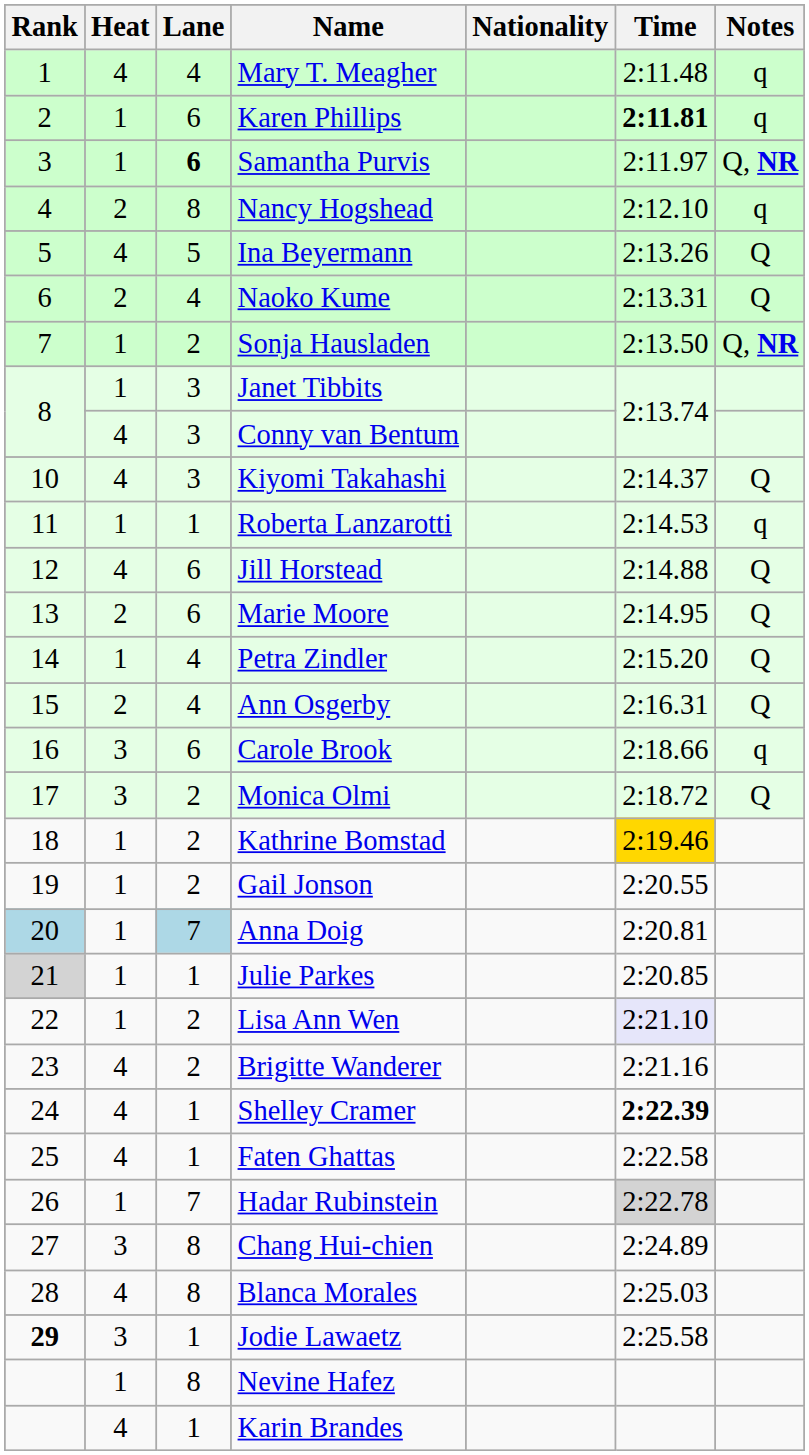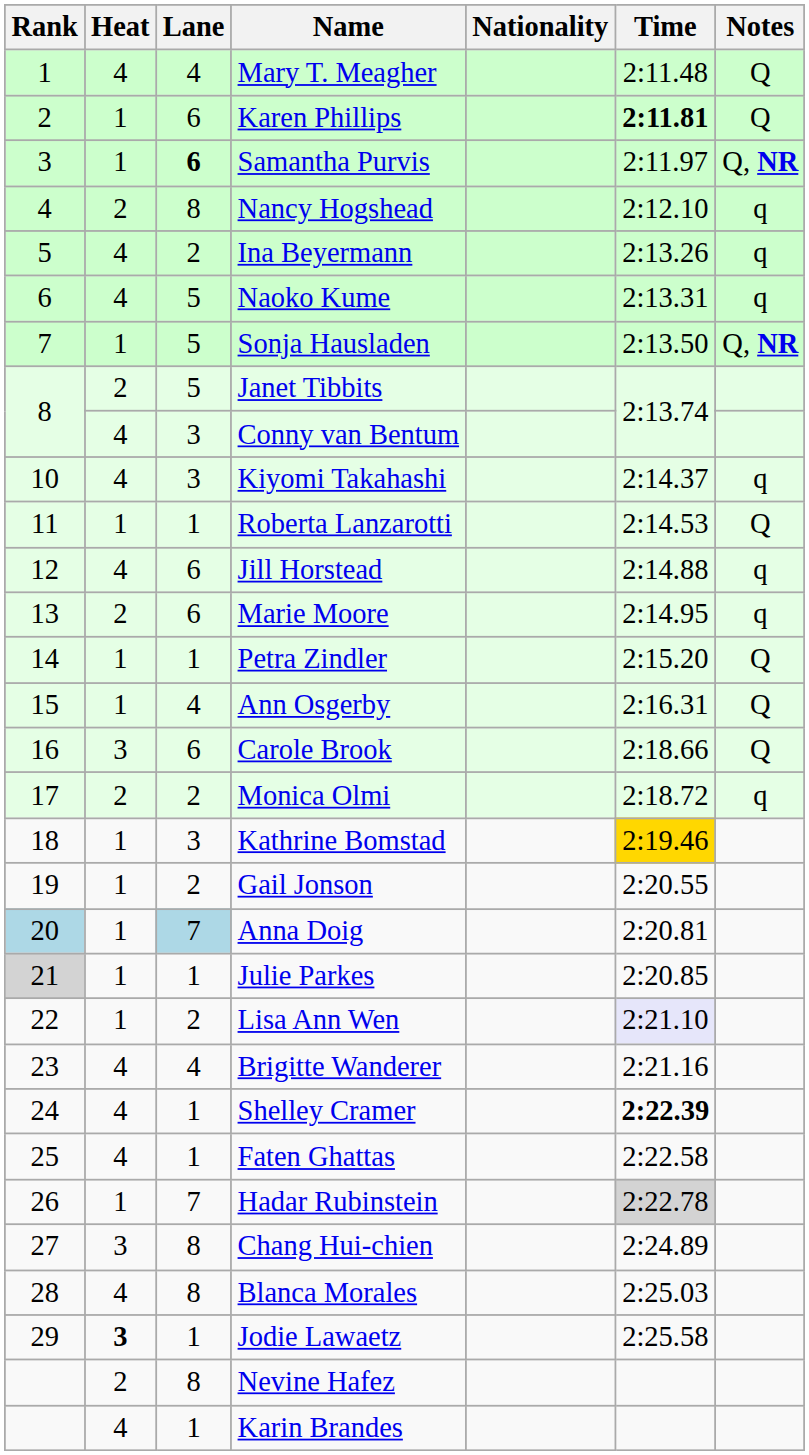(760, 72) q -> (760, 72) Q
(760, 117) q -> (760, 117) Q
(194, 252) 5 -> (194, 252) 2
(760, 252) Q -> (760, 252) q
(120, 298) 2 -> (120, 298) 4
(194, 298) 4 -> (194, 298) 5
(760, 298) Q -> (760, 298) q
(194, 343) 2 -> (194, 343) 5
(120, 388) 1 -> (120, 388) 2
(194, 388) 3 -> (194, 388) 5
(760, 478) Q -> (760, 478) q
(760, 523) q -> (760, 523) Q
(760, 569) Q -> (760, 569) q
(760, 614) Q -> (760, 614) q
(194, 659) 4 -> (194, 659) 1
(120, 704) 2 -> (120, 704) 1
(760, 749) q -> (760, 749) Q
(120, 794) 3 -> (120, 794) 2
(760, 794) Q -> (760, 794) q
(194, 840) 2 -> (194, 840) 3
(194, 1065) 2 -> (194, 1065) 4
(45, 1336) bold -> (45, 1336) normal
(120, 1336) normal -> (120, 1336) bold
(120, 1382) 1 -> (120, 1382) 2
